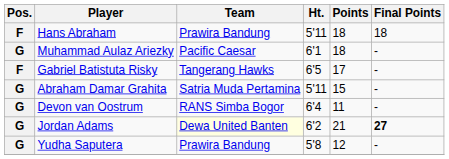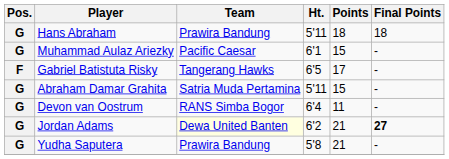(20, 32) F -> (20, 32) G
(339, 51) 18 -> (339, 51) 15
(339, 145) 12 -> (339, 145) 21
